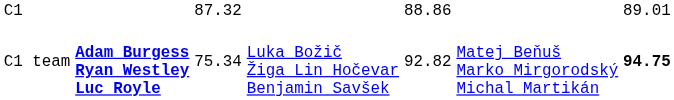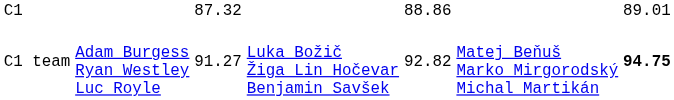(132, 71) bold -> (132, 71) normal
(218, 61) 75.34 -> (218, 61) 91.27
